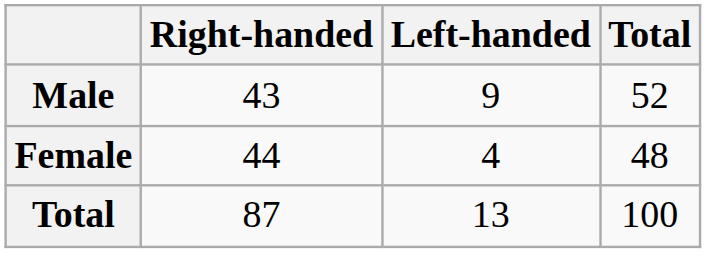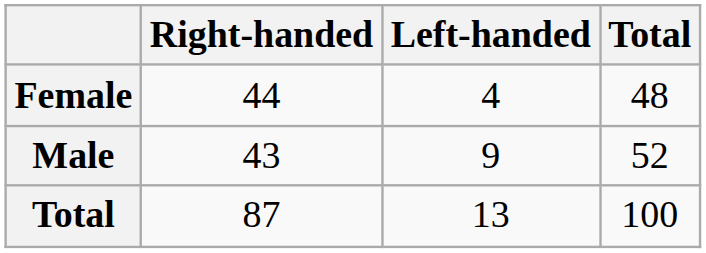rows swapped: (73, 94) <-> (73, 154)
